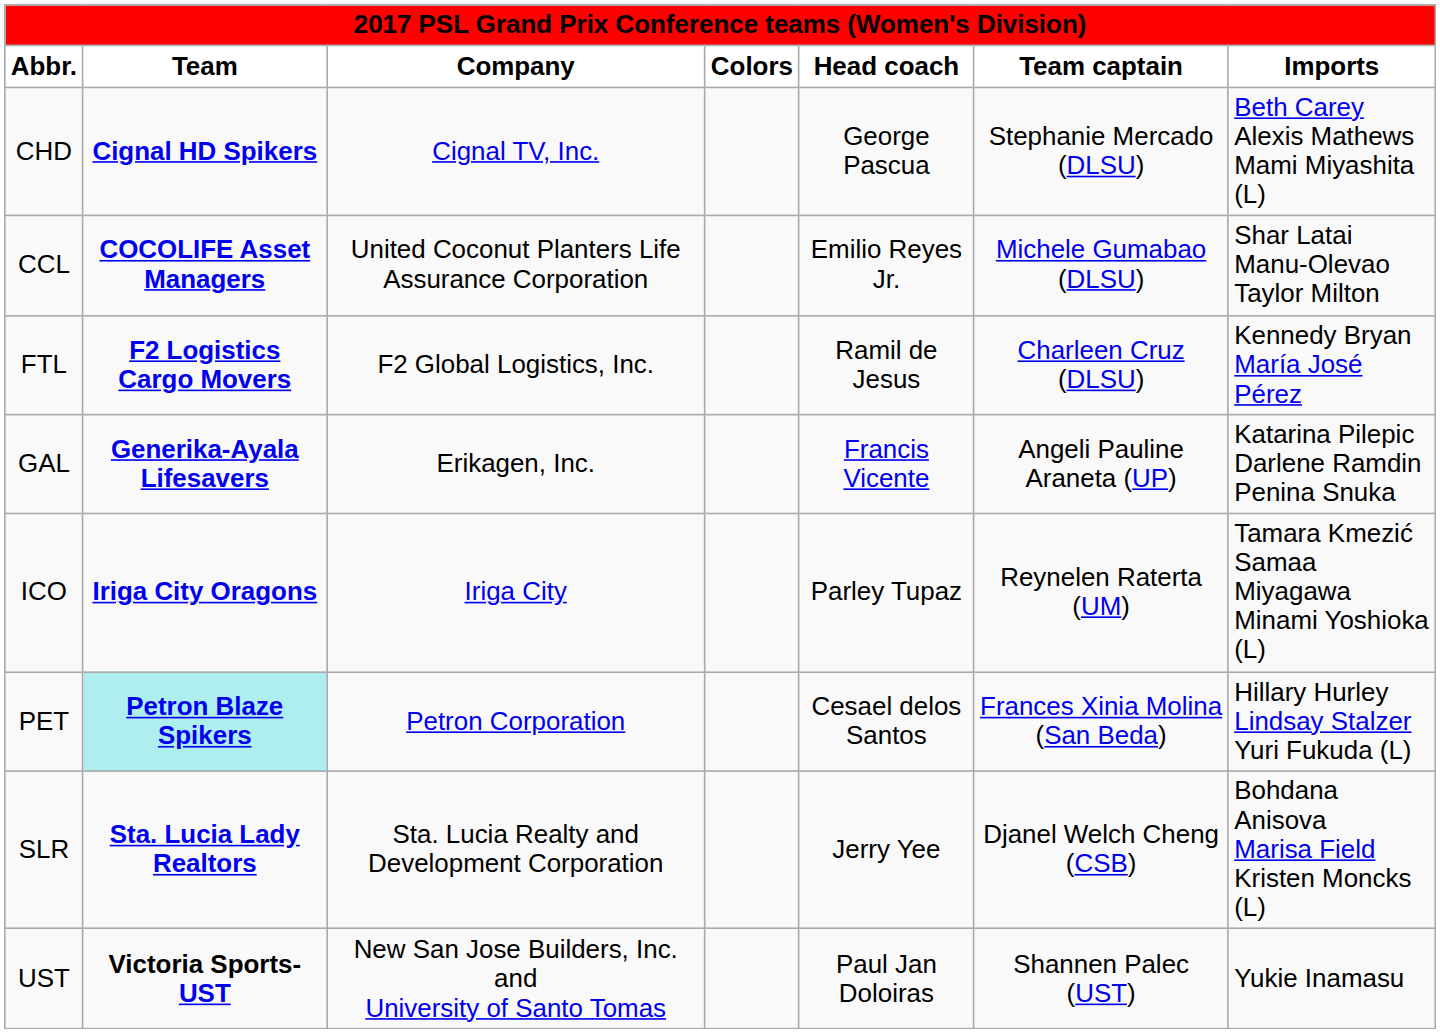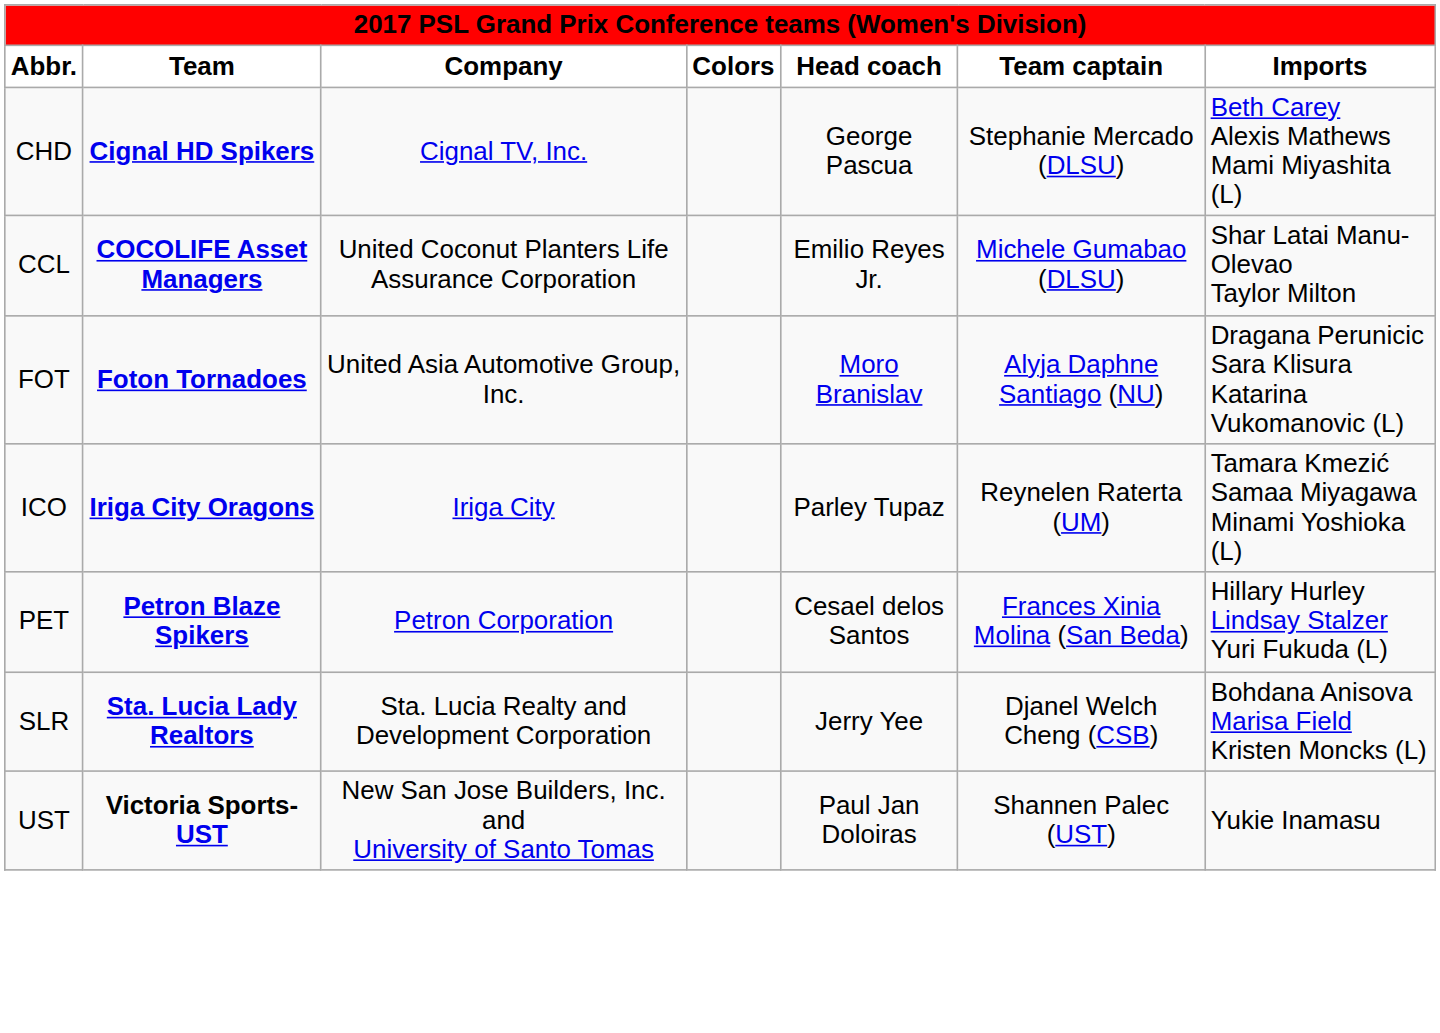- row: (44, 364)
+ row: (44, 379)
- row: (44, 463)
(205, 721) paleturquoise background -> (202, 621) no background
